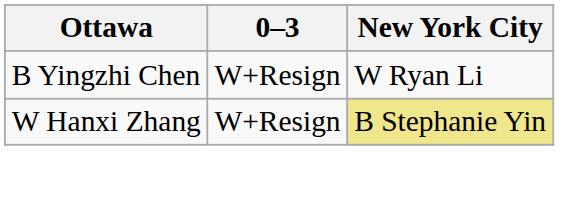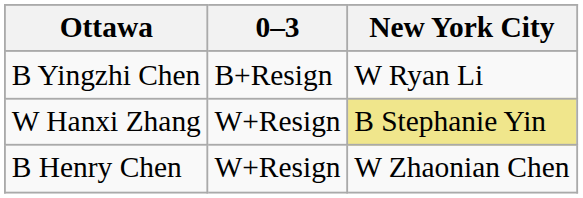(278, 74) W+Resign -> (273, 74) B+Resign
+ row: (97, 167)
